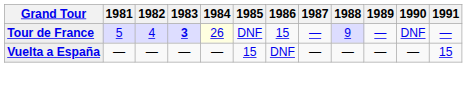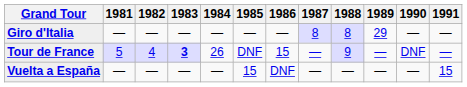+ row: (40, 33)
(217, 33) lightyellow background -> (217, 52) no background
